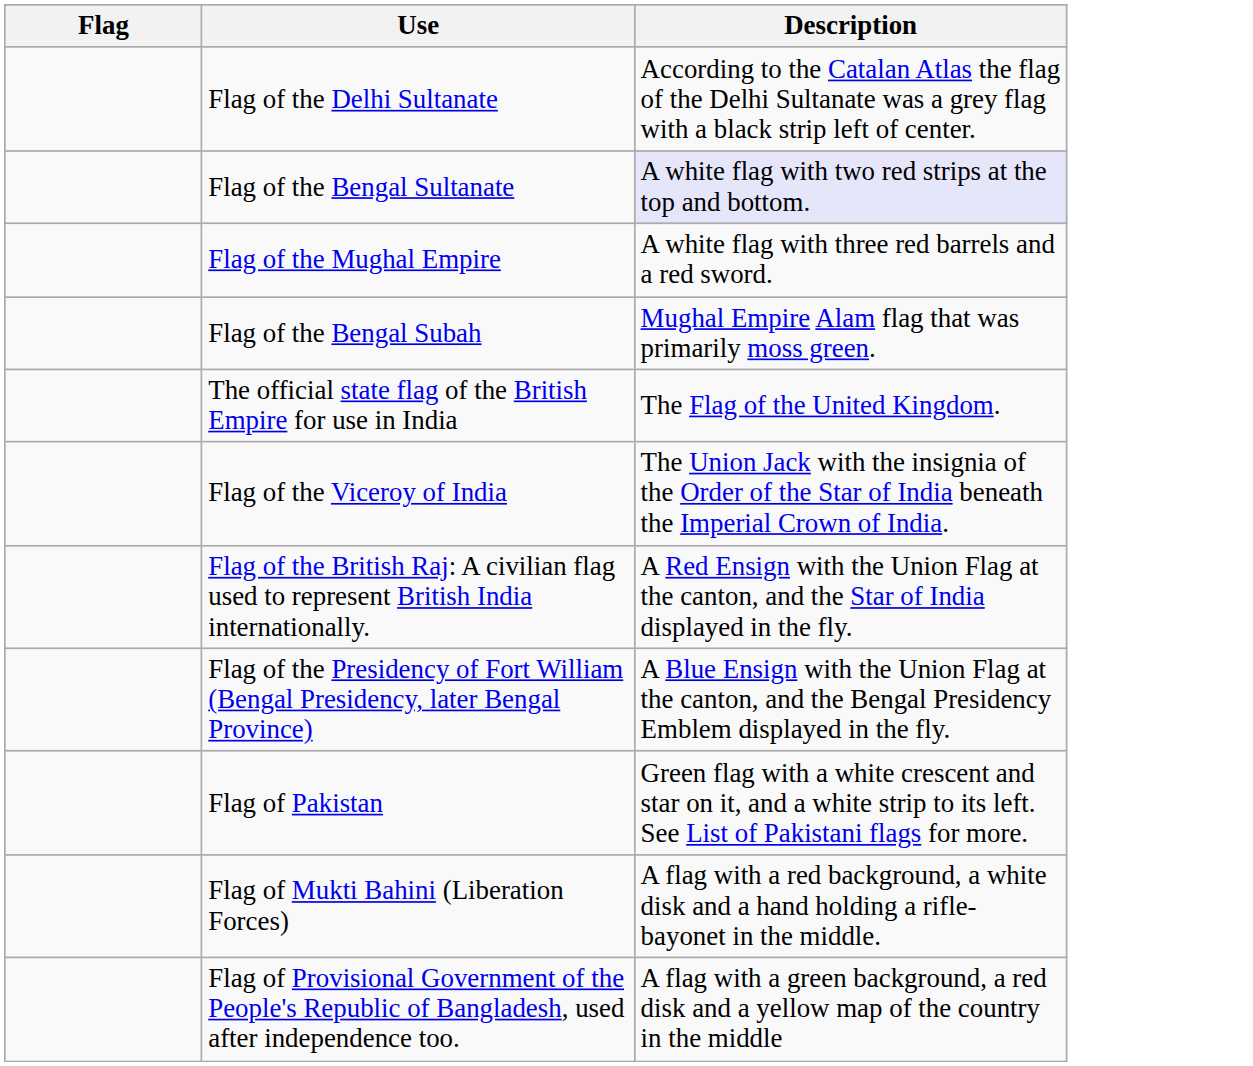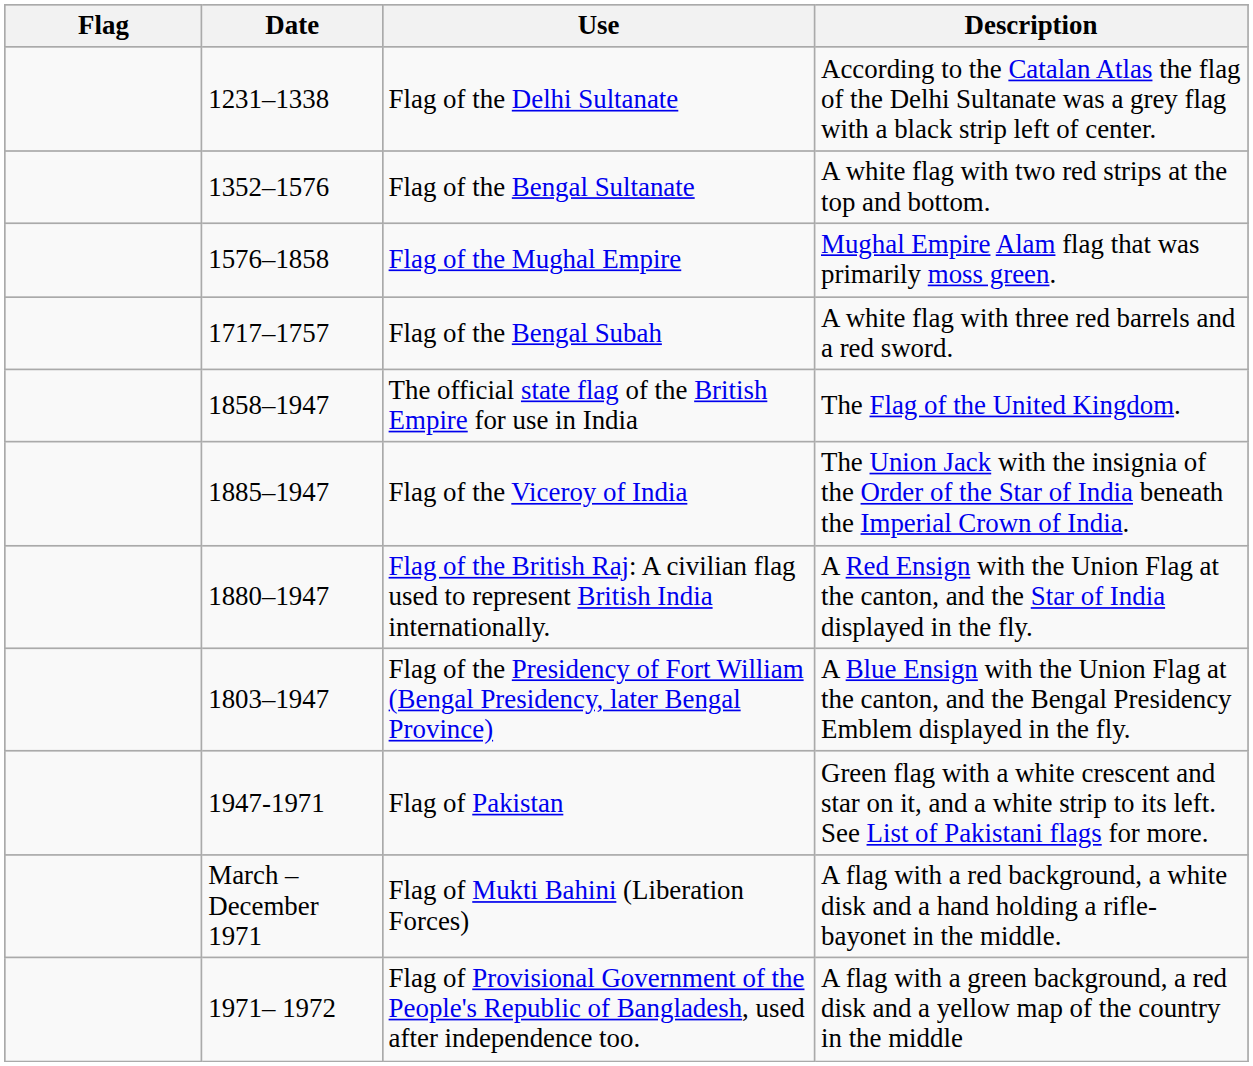+ column: (292, 25)
(844, 186) lavender background -> (1024, 186) no background
(848, 259) A white flag with three red barrels and a red sword. -> (1010, 259) Mughal Empire Alam flag that was primarily moss green.
(830, 332) Mughal Empire Alam flag that was primarily moss green. -> (1028, 332) A white flag with three red barrels and a red sword.
